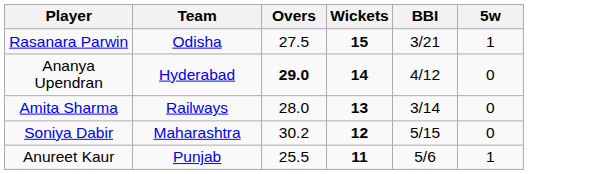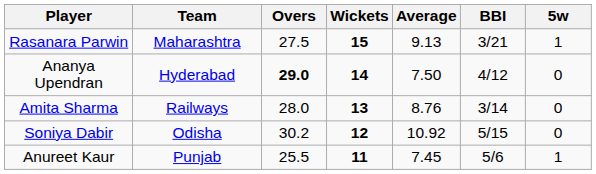+ column: (426, 16)
(197, 41) Odisha -> (197, 41) Maharashtra
(197, 132) Maharashtra -> (197, 132) Odisha
